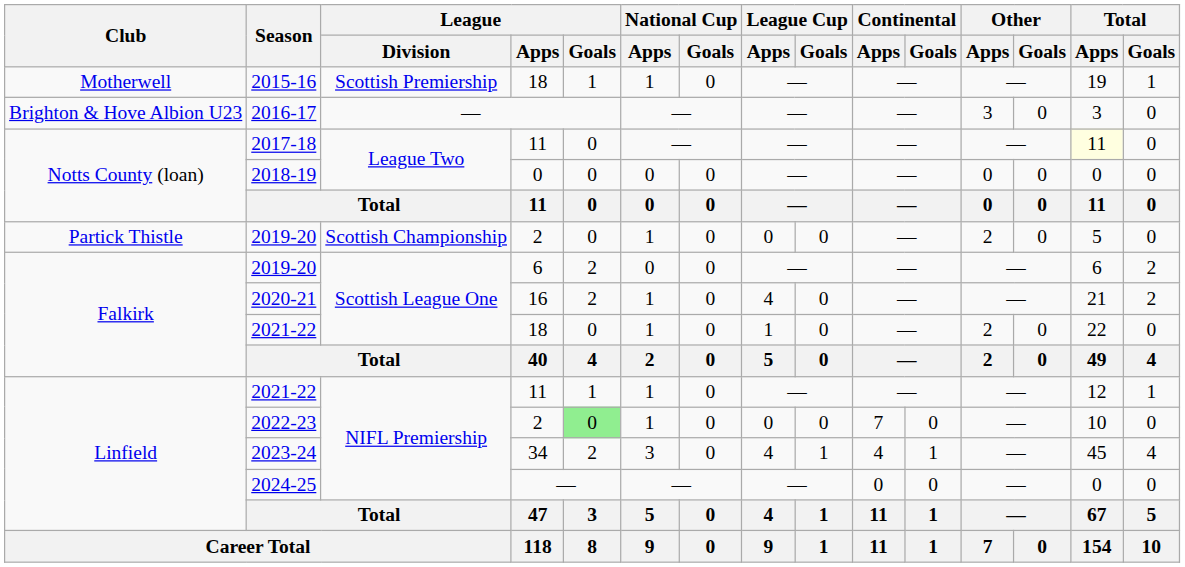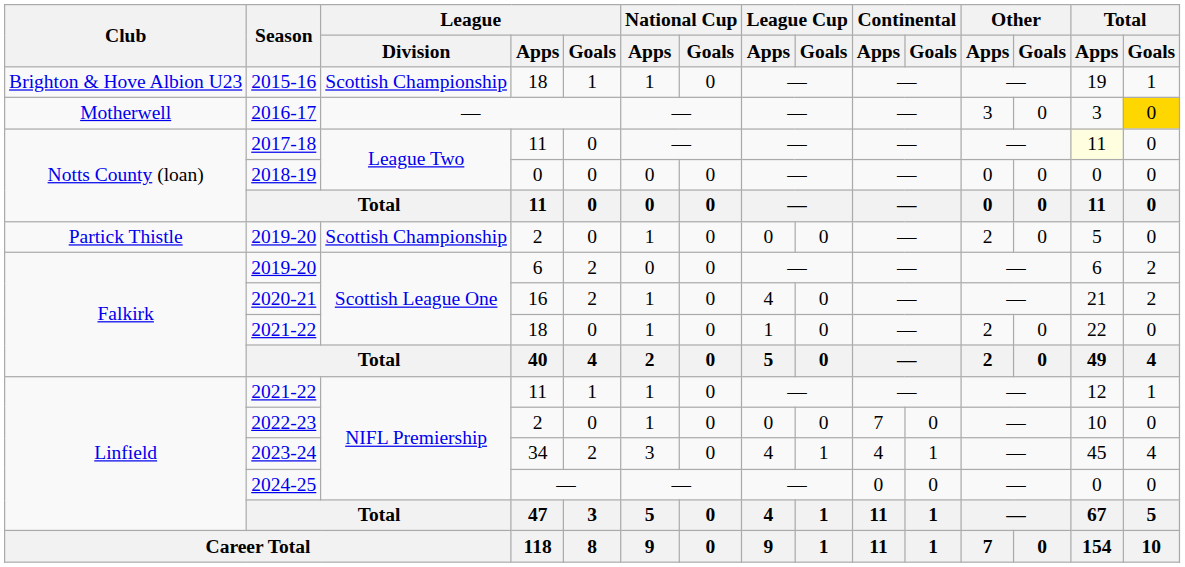(126, 81) Motherwell -> (126, 81) Brighton & Hove Albion U23
(416, 81) Scottish Premiership -> (416, 81) Scottish Championship
(126, 112) Brighton & Hove Albion U23 -> (126, 112) Motherwell
(1151, 112) no background -> (1151, 112) gold background
(592, 422) lightgreen background -> (592, 422) no background
